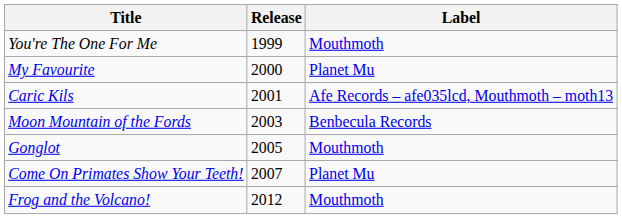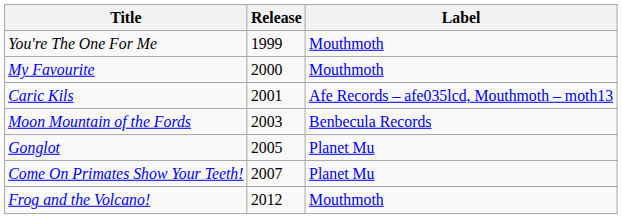(342, 69) Planet Mu -> (346, 69) Mouthmoth
(346, 148) Mouthmoth -> (342, 148) Planet Mu
